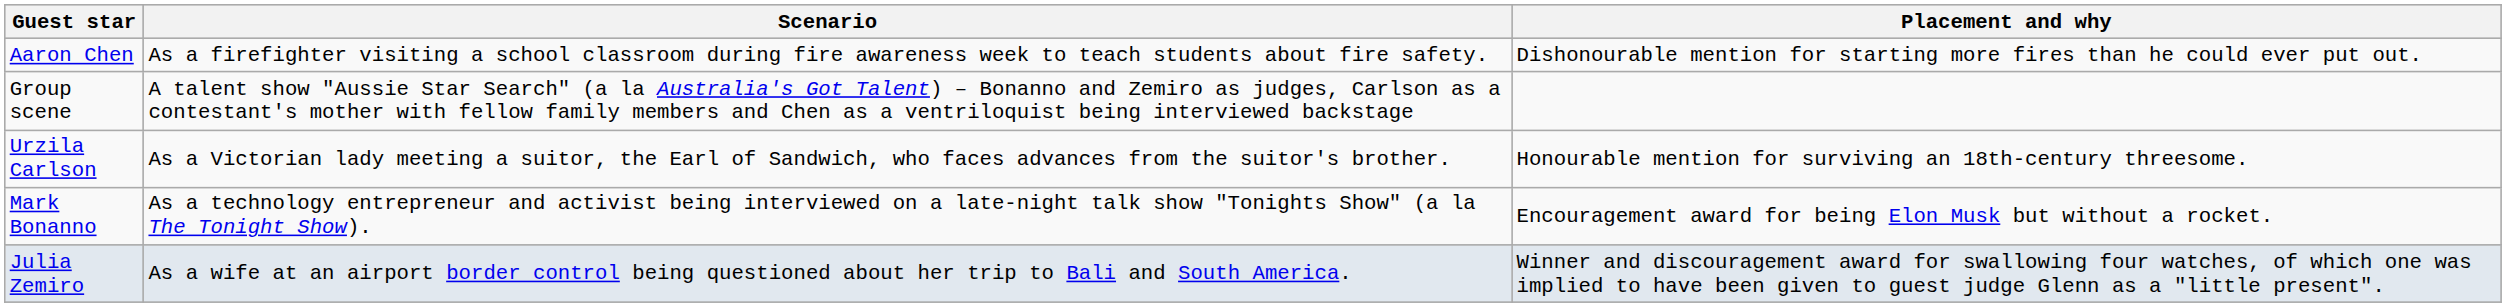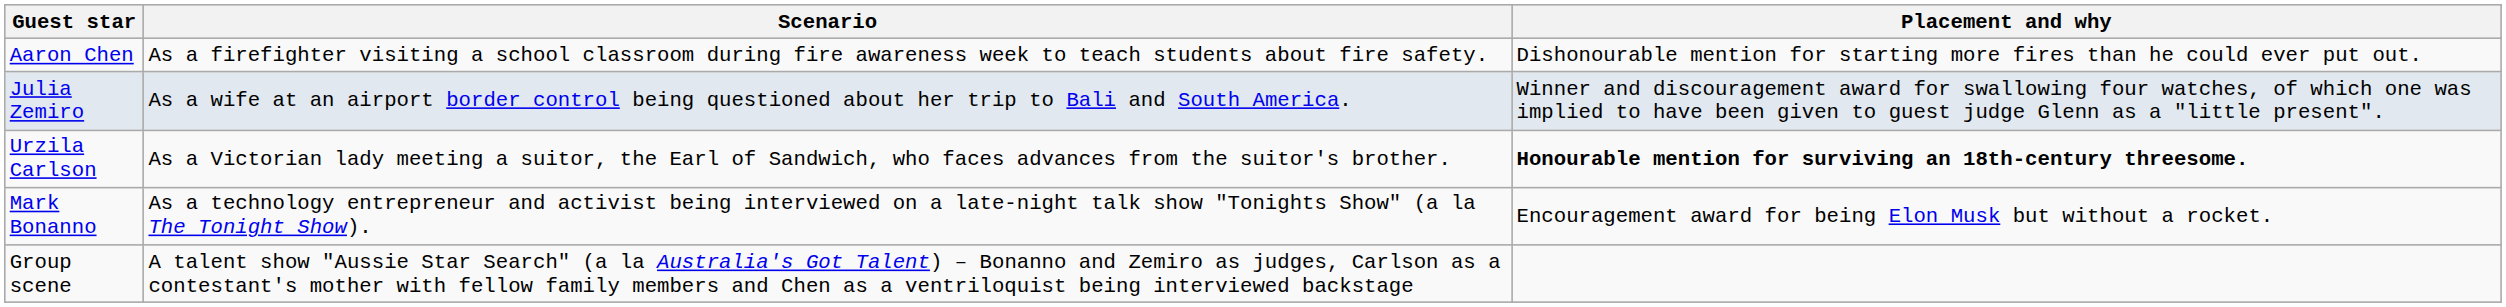rows swapped: (47, 274) <-> (41, 101)
(1882, 158) normal -> (1882, 158) bold
